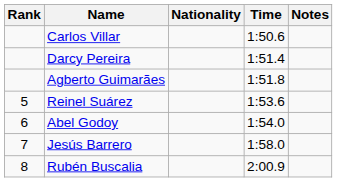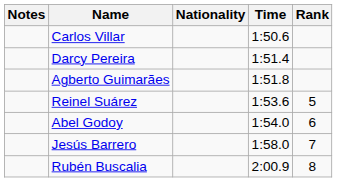columns swapped: (24, 15) <-> (310, 15)
